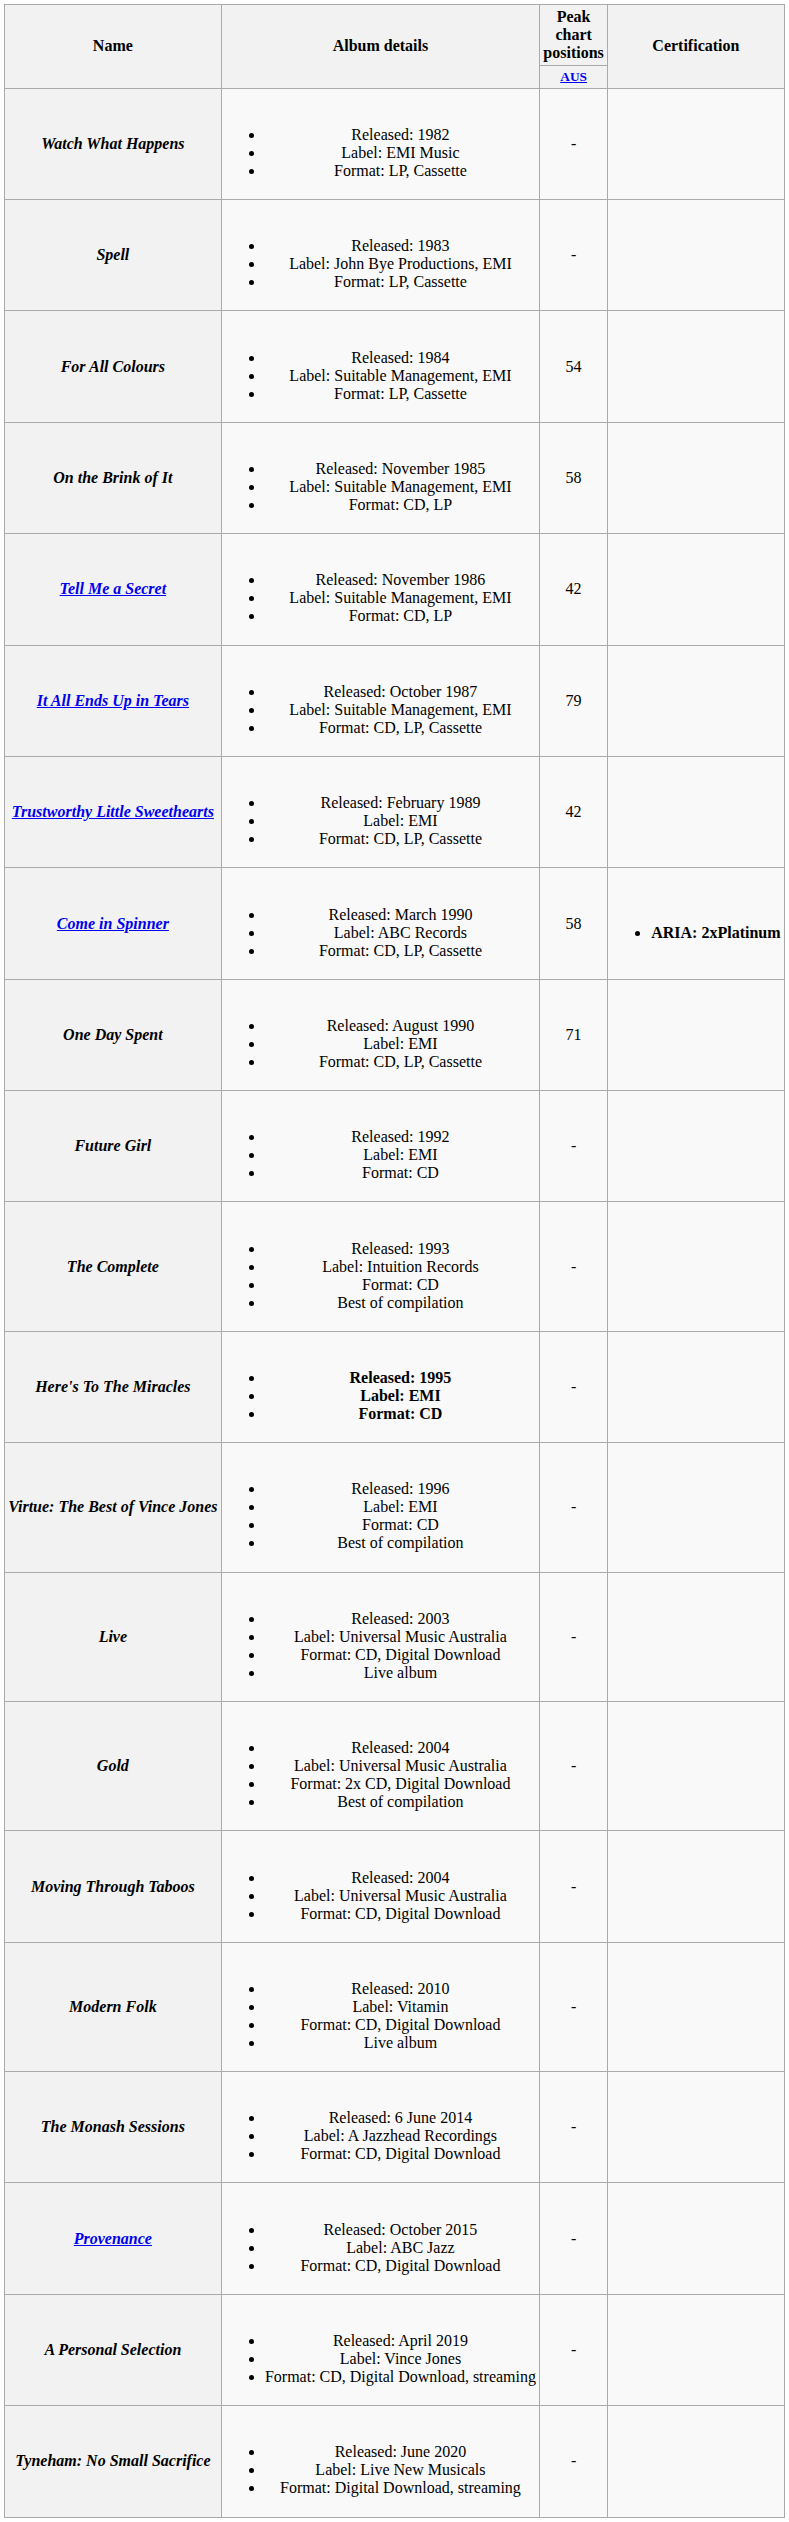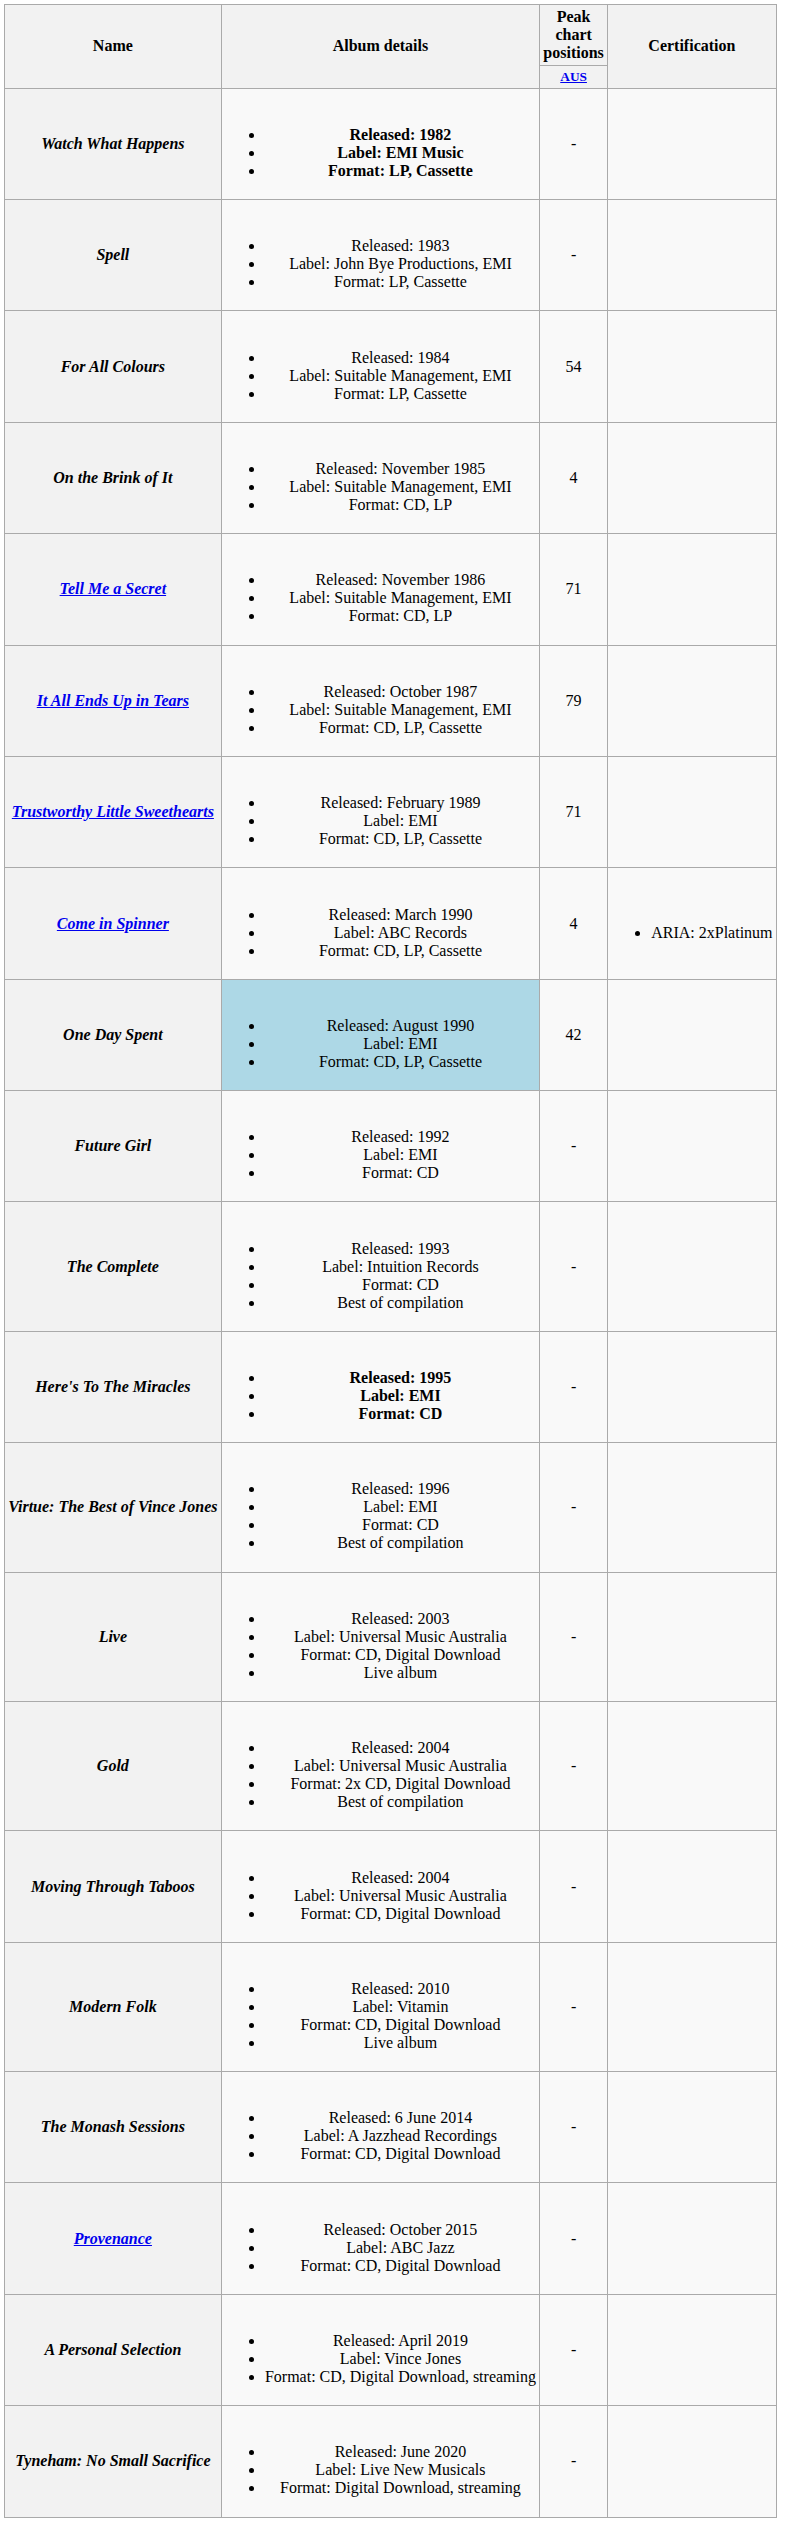(380, 153) normal -> (380, 153) bold
(574, 478) 58 -> (574, 478) 4
(574, 589) 42 -> (574, 589) 71
(574, 812) 42 -> (574, 812) 71
(574, 923) 58 -> (574, 923) 4
(696, 932) bold -> (692, 932) normal
(380, 1044) no background -> (380, 1044) lightblue background
(574, 1034) 71 -> (574, 1034) 42
